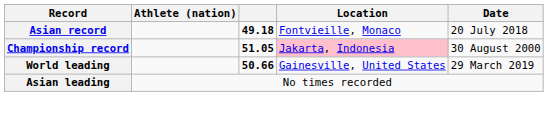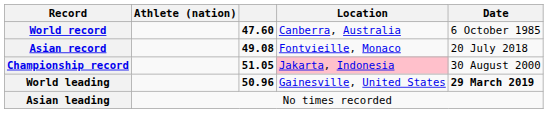+ row: (68, 30)
(258, 30) 49.18 -> (258, 48) 49.08
(258, 65) 50.66 -> (258, 83) 50.96
(493, 65) normal -> (493, 83) bold
